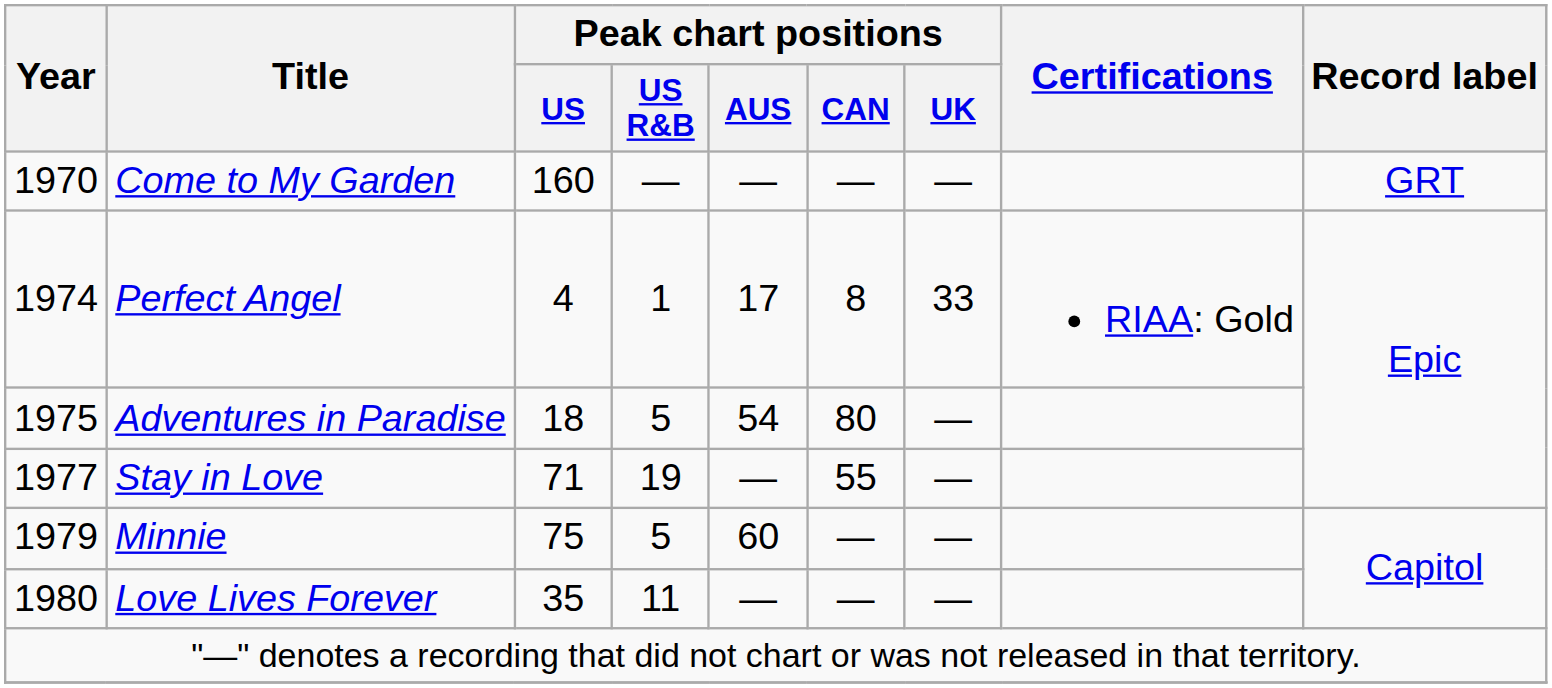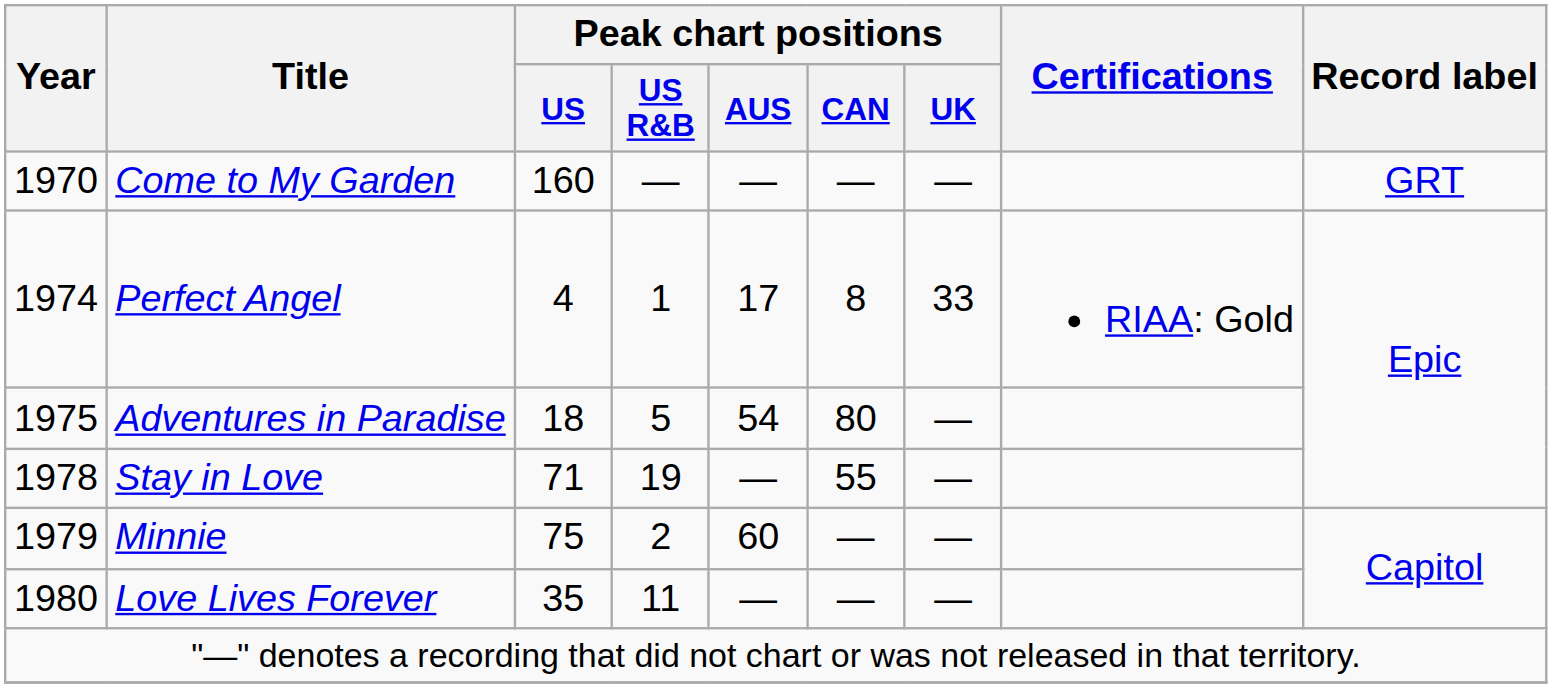(56, 477) 1977 -> (56, 477) 1978
(661, 537) 5 -> (661, 537) 2
